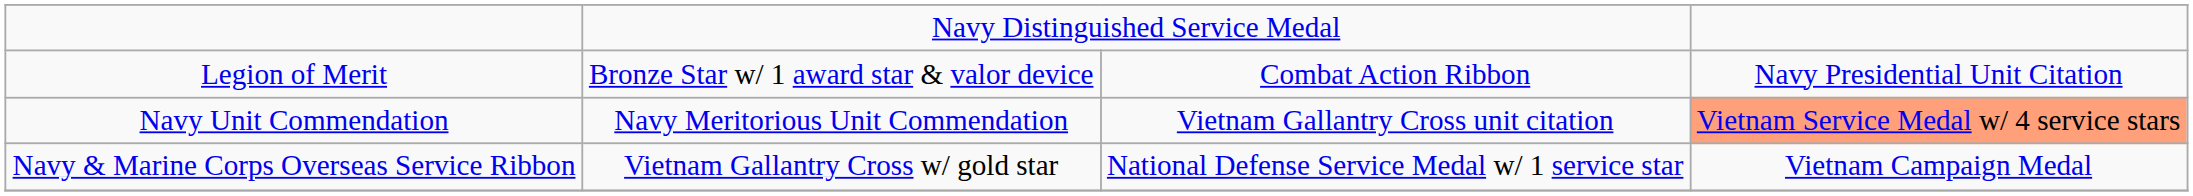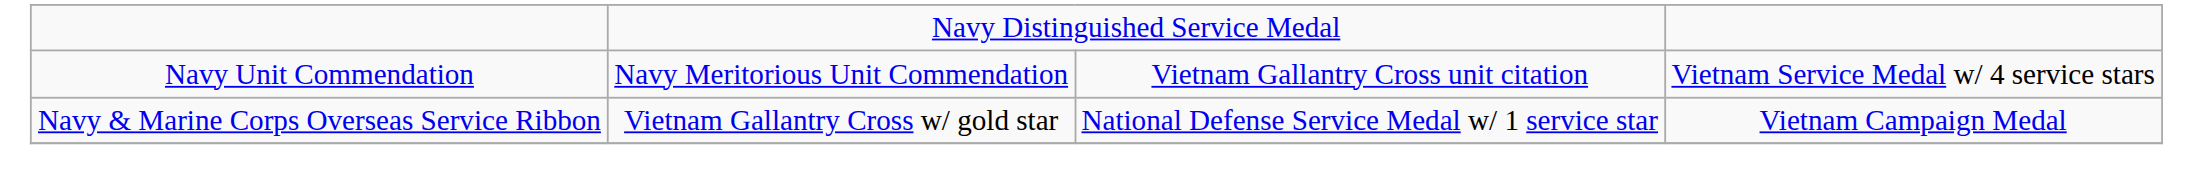- row: (294, 73)
(1939, 119) lightsalmon background -> (1913, 73) no background
